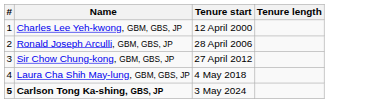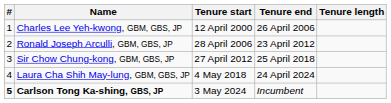+ column: (286, 12)
